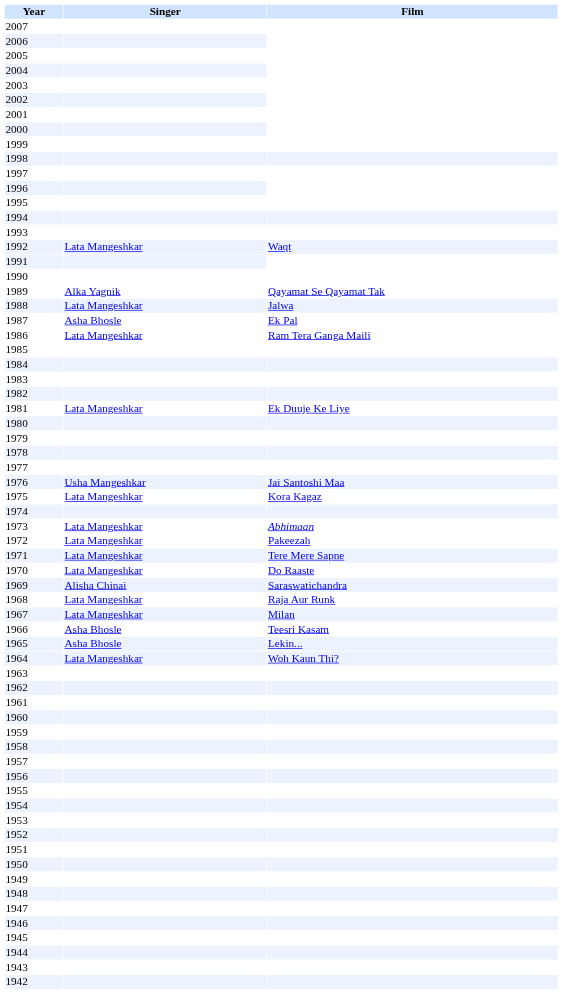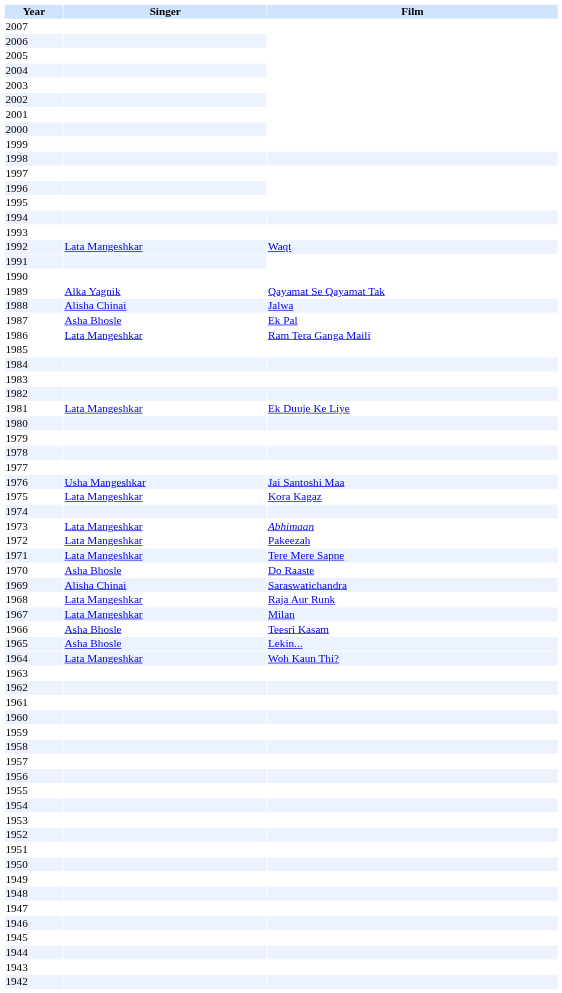(104, 305) Lata Mangeshkar -> (95, 305) Alisha Chinai
(104, 570) Lata Mangeshkar -> (93, 570) Asha Bhosle
